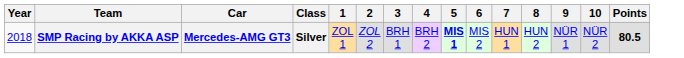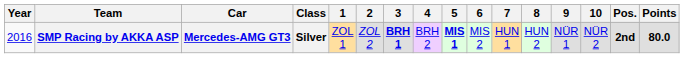+ column: (625, 14)
(20, 38) 2018 -> (20, 38) 2016
(398, 38) normal -> (398, 38) bold
(630, 38) 80.5 -> (659, 38) 80.0
